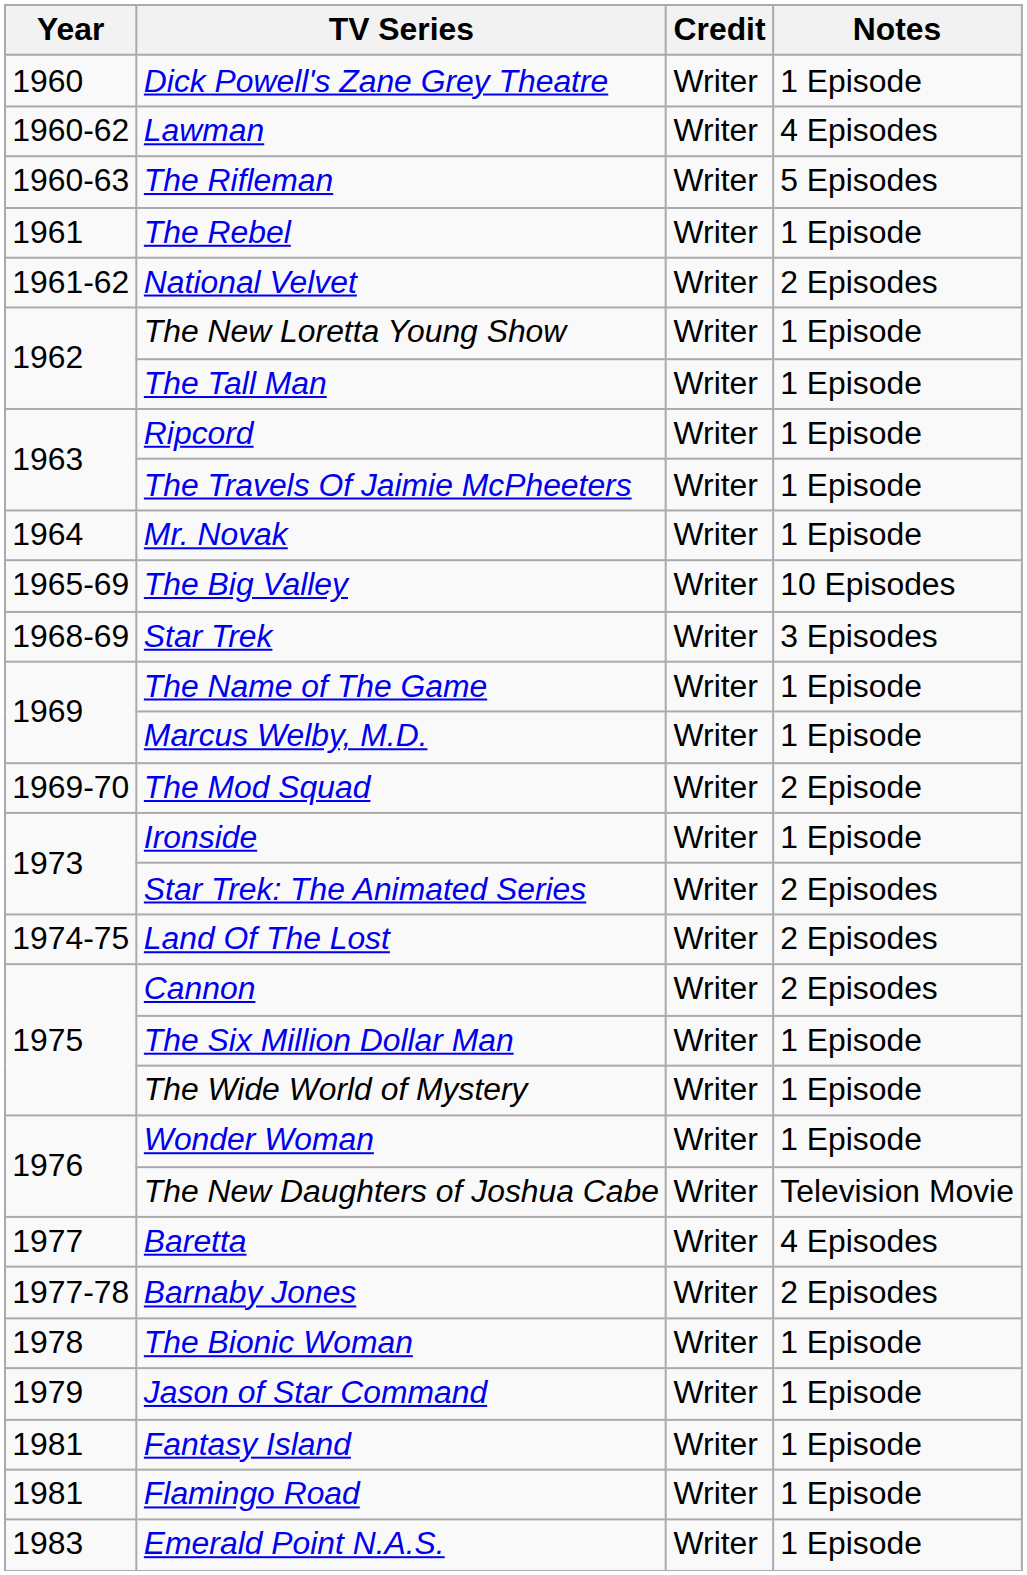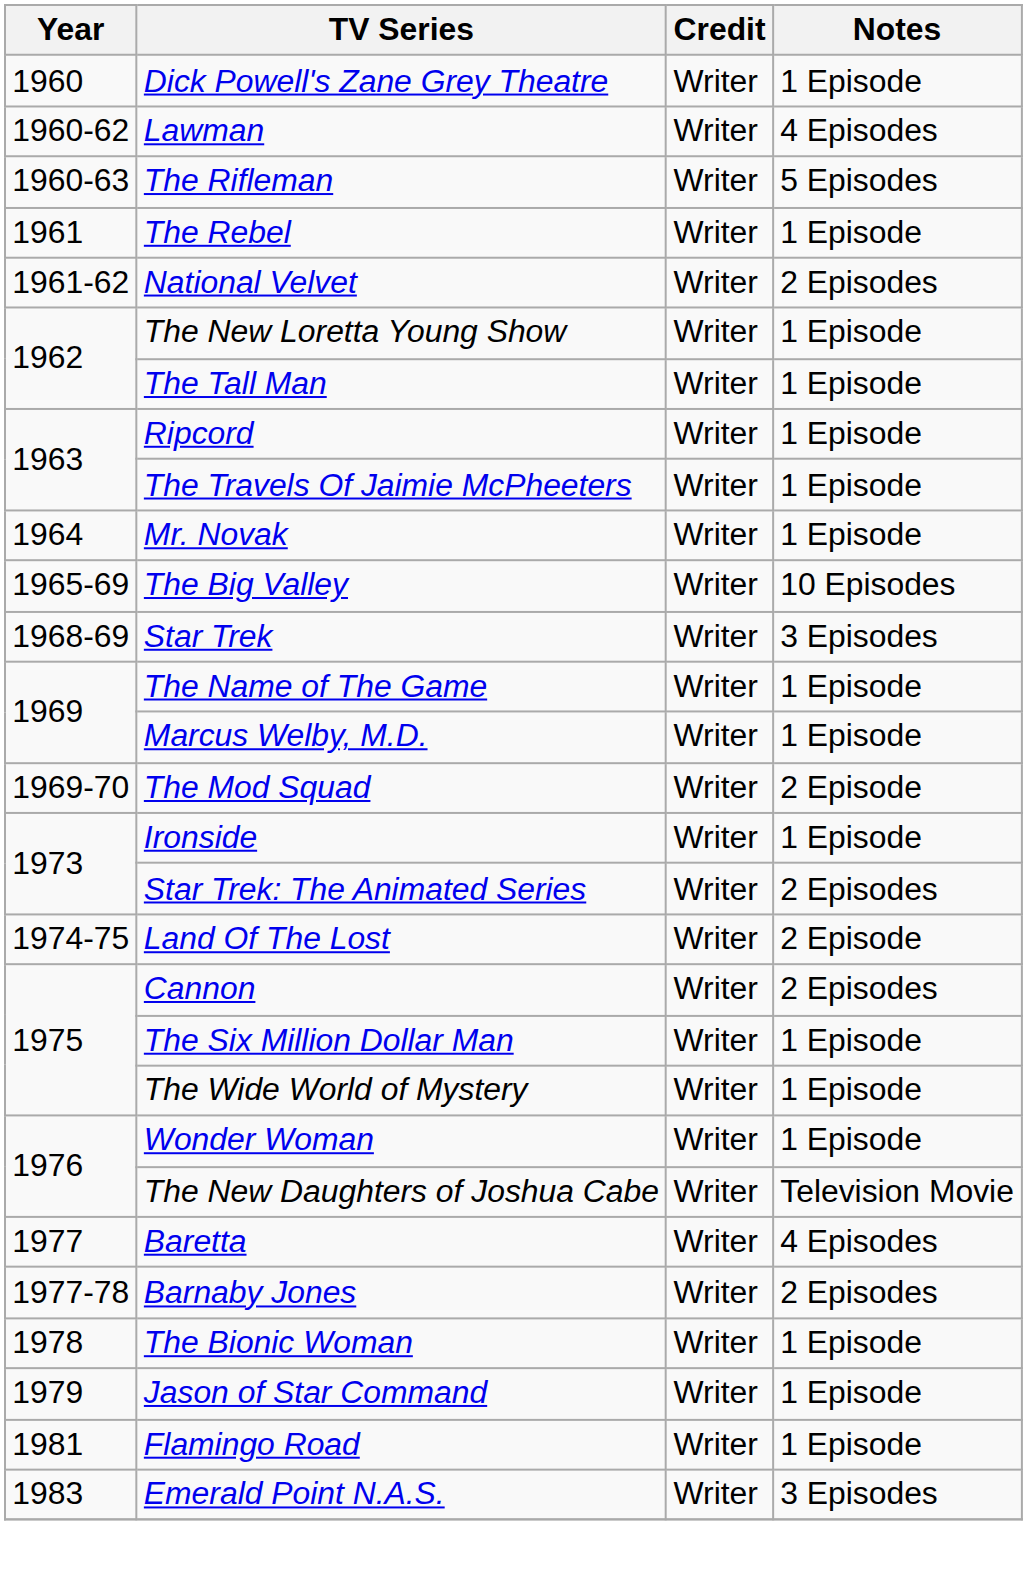(859, 938) 2 Episodes -> (851, 938) 2 Episode
- row: (247, 1443)
(851, 1544) 1 Episode -> (859, 1494) 3 Episodes
